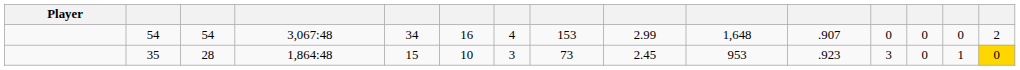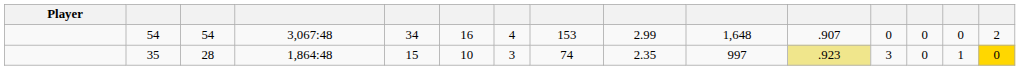(567, 55) 73 -> (567, 55) 74
(645, 55) 2.45 -> (645, 55) 2.35
(737, 55) 953 -> (737, 55) 997
(829, 55) no background -> (829, 55) khaki background
